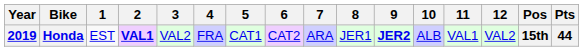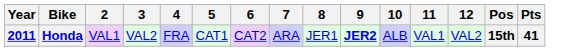- column: (102, 14)
(22, 35) 2019 -> (22, 35) 2011
(137, 35) bold -> (104, 35) normal
(565, 35) 44 -> (531, 35) 41
